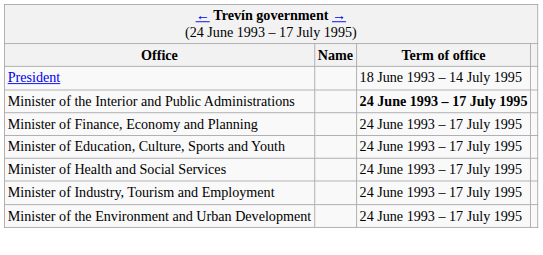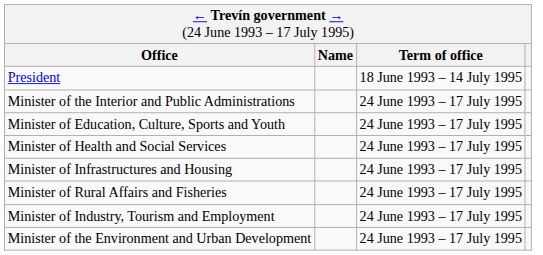(444, 100) bold -> (441, 100) normal
- row: (133, 123)
+ row: (120, 169)
+ row: (117, 192)
